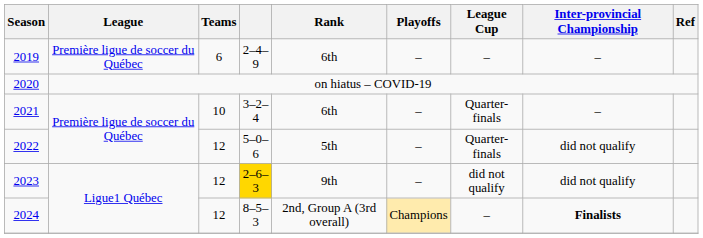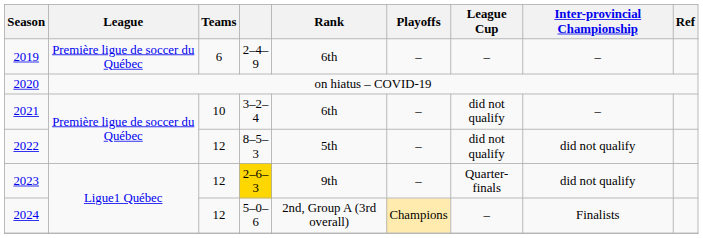(487, 111) Quarter-finals -> (487, 111) did not qualify
(256, 146) 5–0–6 -> (256, 146) 8–5–3
(487, 146) Quarter-finals -> (487, 146) did not qualify
(487, 180) did not qualify -> (487, 180) Quarter-finals
(256, 215) 8–5–3 -> (256, 215) 5–0–6
(598, 215) bold -> (598, 215) normal
